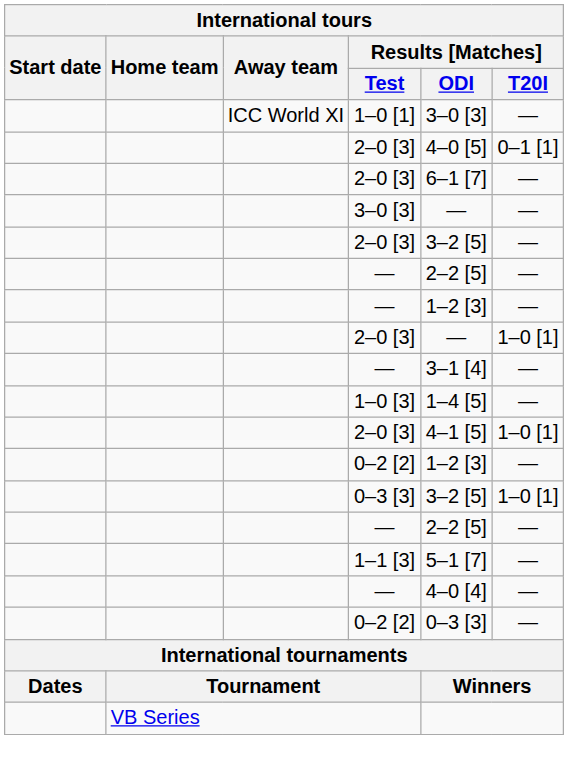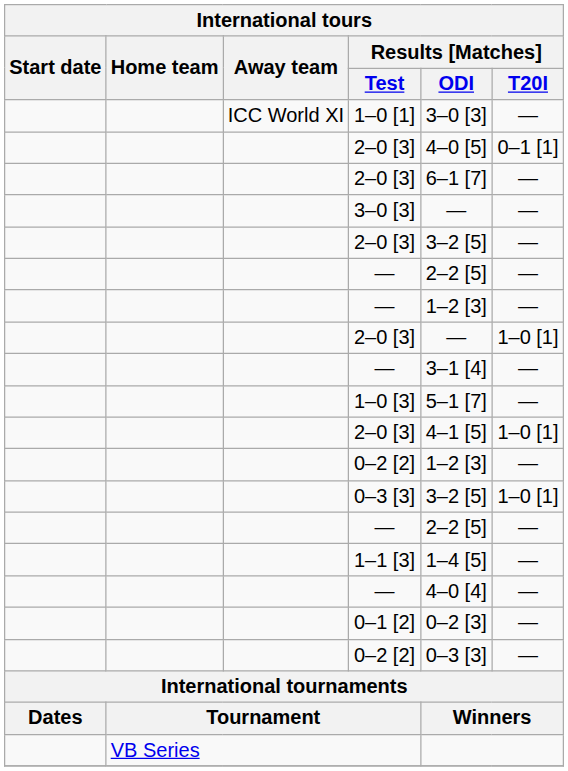(456, 400) 1–4 [5] -> (456, 400) 5–1 [7]
(456, 559) 5–1 [7] -> (456, 559) 1–4 [5]
+ row: (286, 623)
